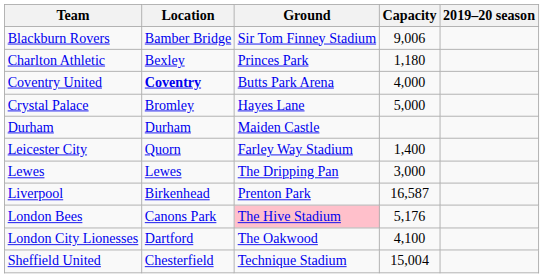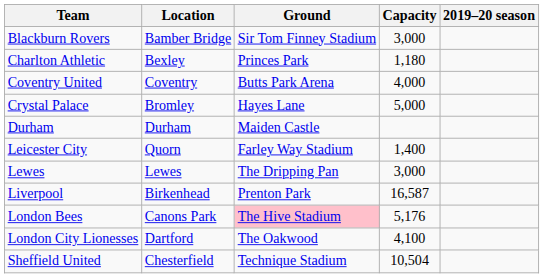(410, 37) 9,006 -> (410, 37) 3,000
(173, 82) bold -> (171, 82) normal
(410, 261) 15,004 -> (410, 261) 10,504
